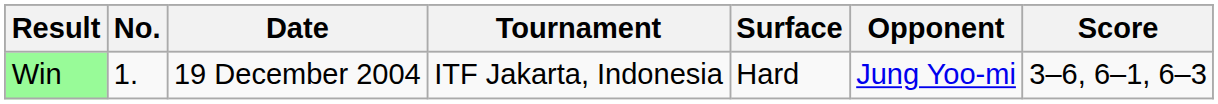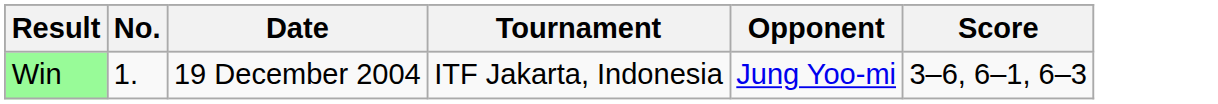- column: (790, 27)
